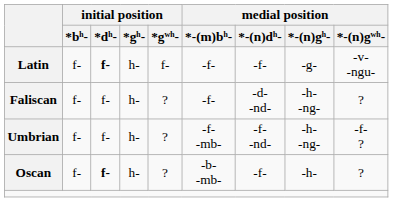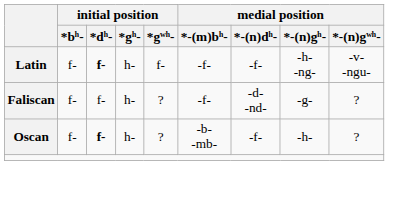(309, 64) -g- -> (305, 64) -h- -ng-
(309, 100) -h- -ng- -> (305, 100) -g-
- row: (33, 136)
